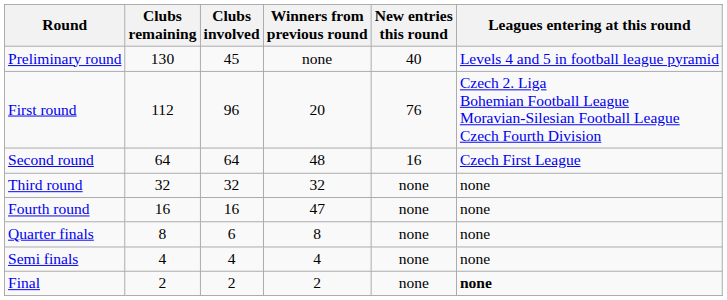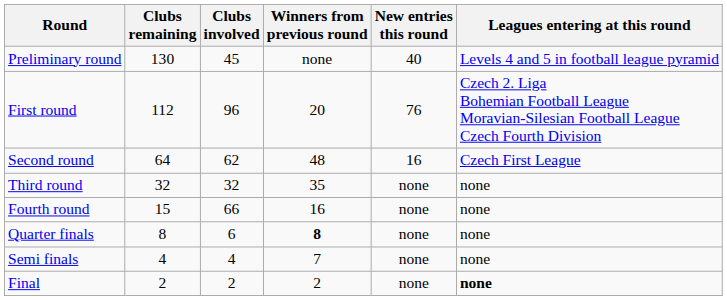(232, 160) 64 -> (232, 160) 62
(317, 185) 32 -> (317, 185) 35
(163, 209) 16 -> (163, 209) 15
(232, 209) 16 -> (232, 209) 66
(317, 209) 47 -> (317, 209) 16
(317, 234) normal -> (317, 234) bold
(317, 258) 4 -> (317, 258) 7
